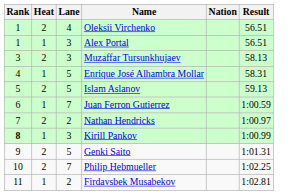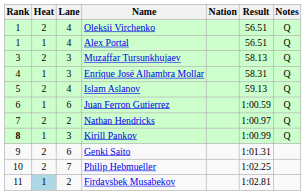+ column: (287, 12)
(69, 43) 3 -> (69, 43) 4
(69, 74) 5 -> (69, 74) 3
(69, 89) 5 -> (69, 89) 4
(69, 105) 7 -> (69, 105) 6
(69, 151) 5 -> (69, 151) 6
(44, 182) no background -> (44, 182) lightblue background
